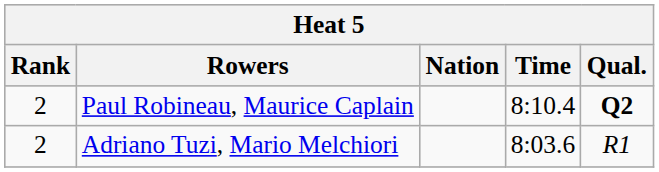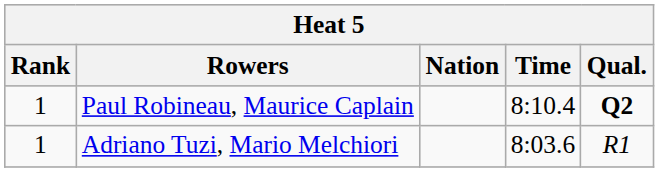(40, 105) 2 -> (40, 105) 1
(40, 145) 2 -> (40, 145) 1
